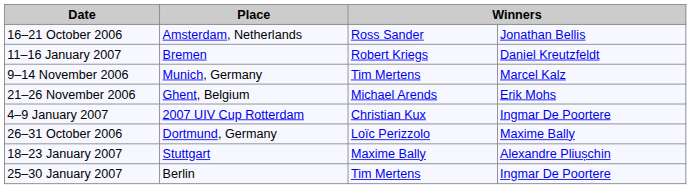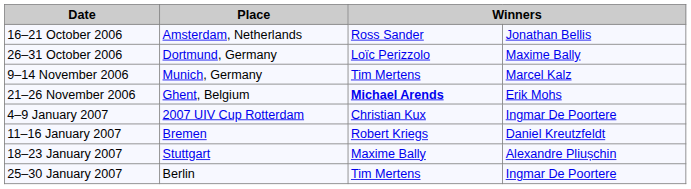rows swapped: (65, 134) <-> (64, 54)
(394, 94) normal -> (397, 94) bold
